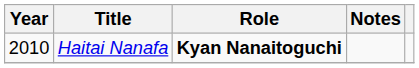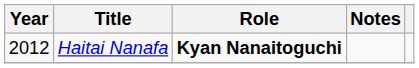(29, 47) 2010 -> (29, 47) 2012
